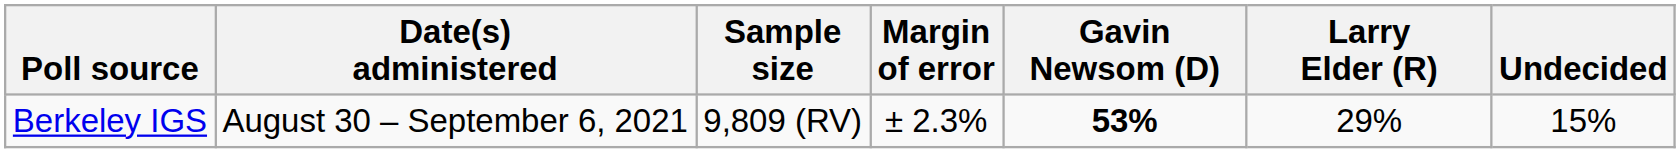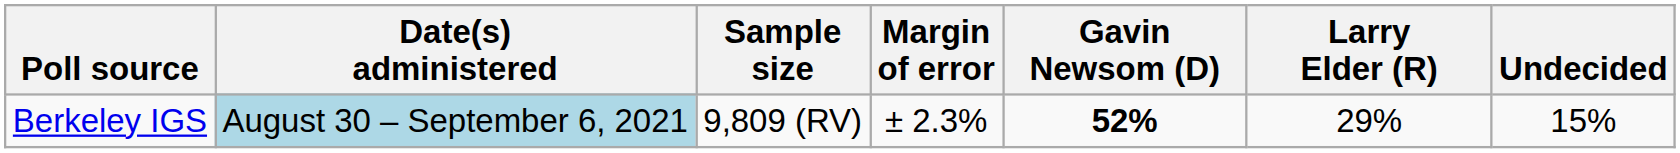(455, 120) no background -> (455, 120) lightblue background
(1125, 120) 53% -> (1125, 120) 52%
